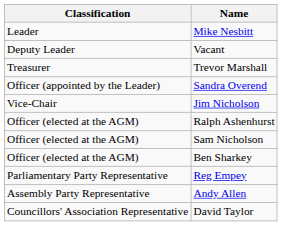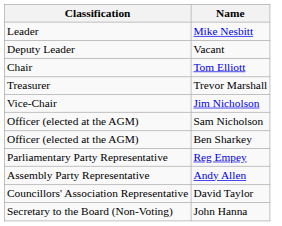+ row: (219, 67)
- row: (230, 85)
- row: (234, 121)
+ row: (220, 211)
